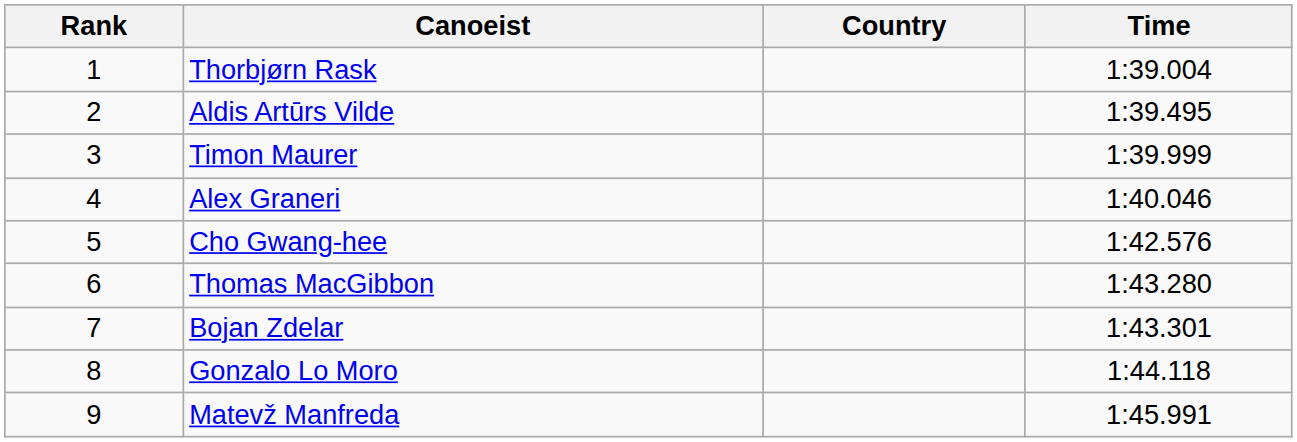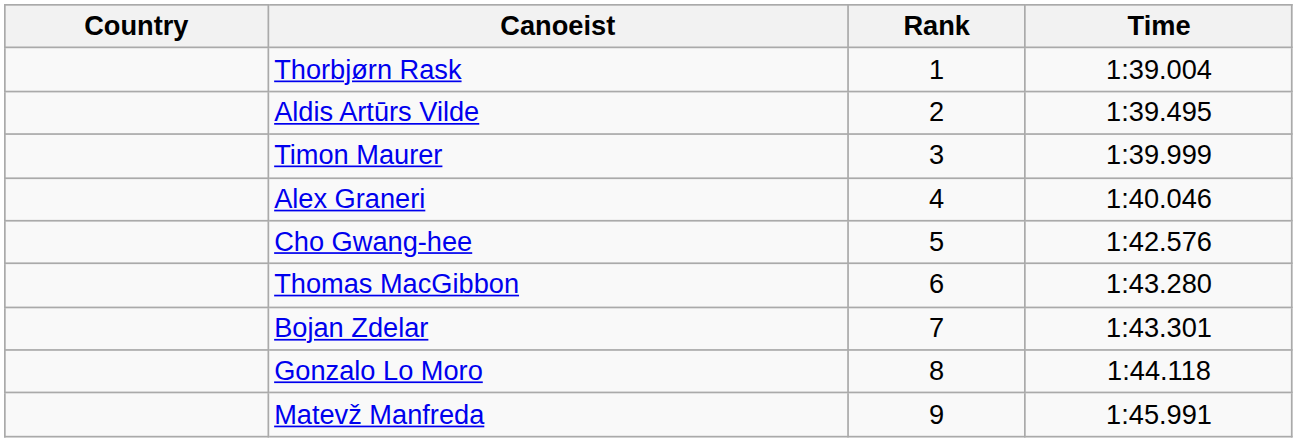columns swapped: (94, 26) <-> (894, 26)
